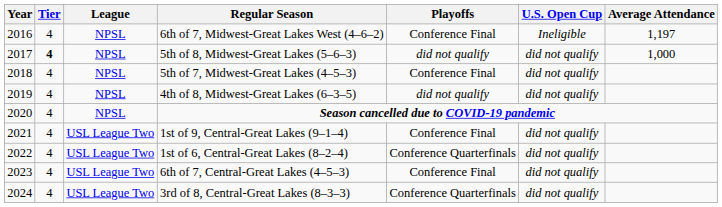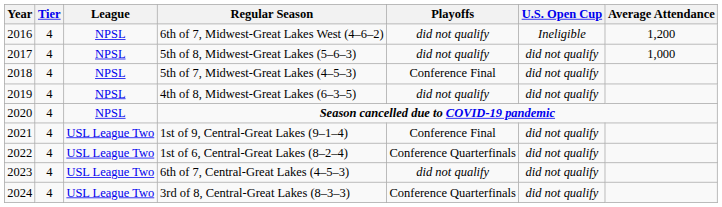(453, 34) Conference Final -> (453, 34) did not qualify
(661, 34) 1,197 -> (661, 34) 1,200
(49, 53) bold -> (49, 53) normal
(453, 172) Conference Final -> (453, 172) did not qualify
